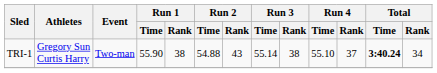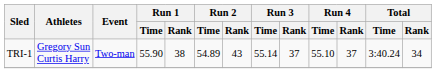(208, 53) 54.88 -> (208, 53) 54.89
(294, 53) 38 -> (294, 53) 37
(384, 53) bold -> (384, 53) normal
